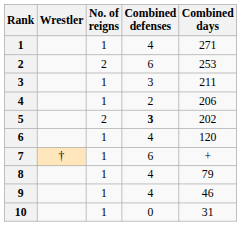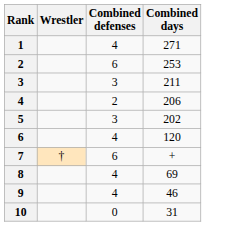- column: (104, 20)
(150, 119) bold -> (115, 119) normal
(208, 175) 79 -> (172, 175) 69
